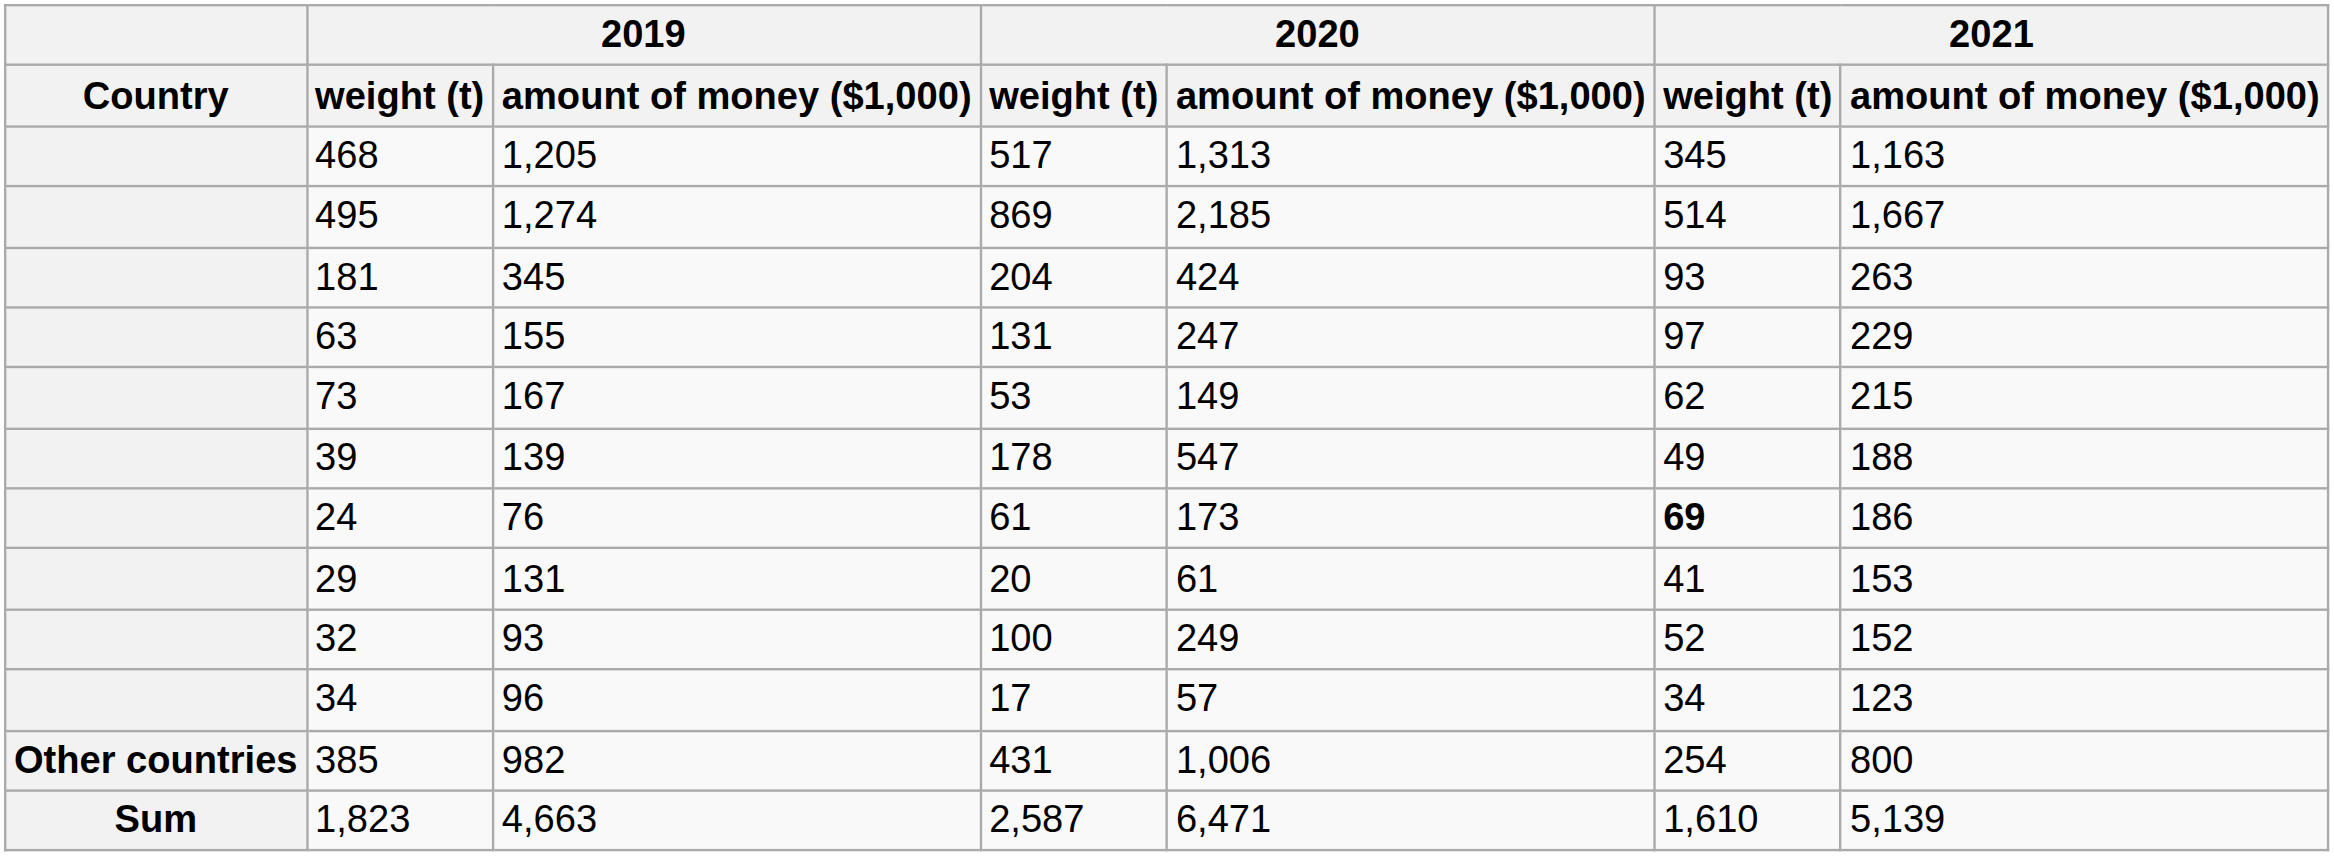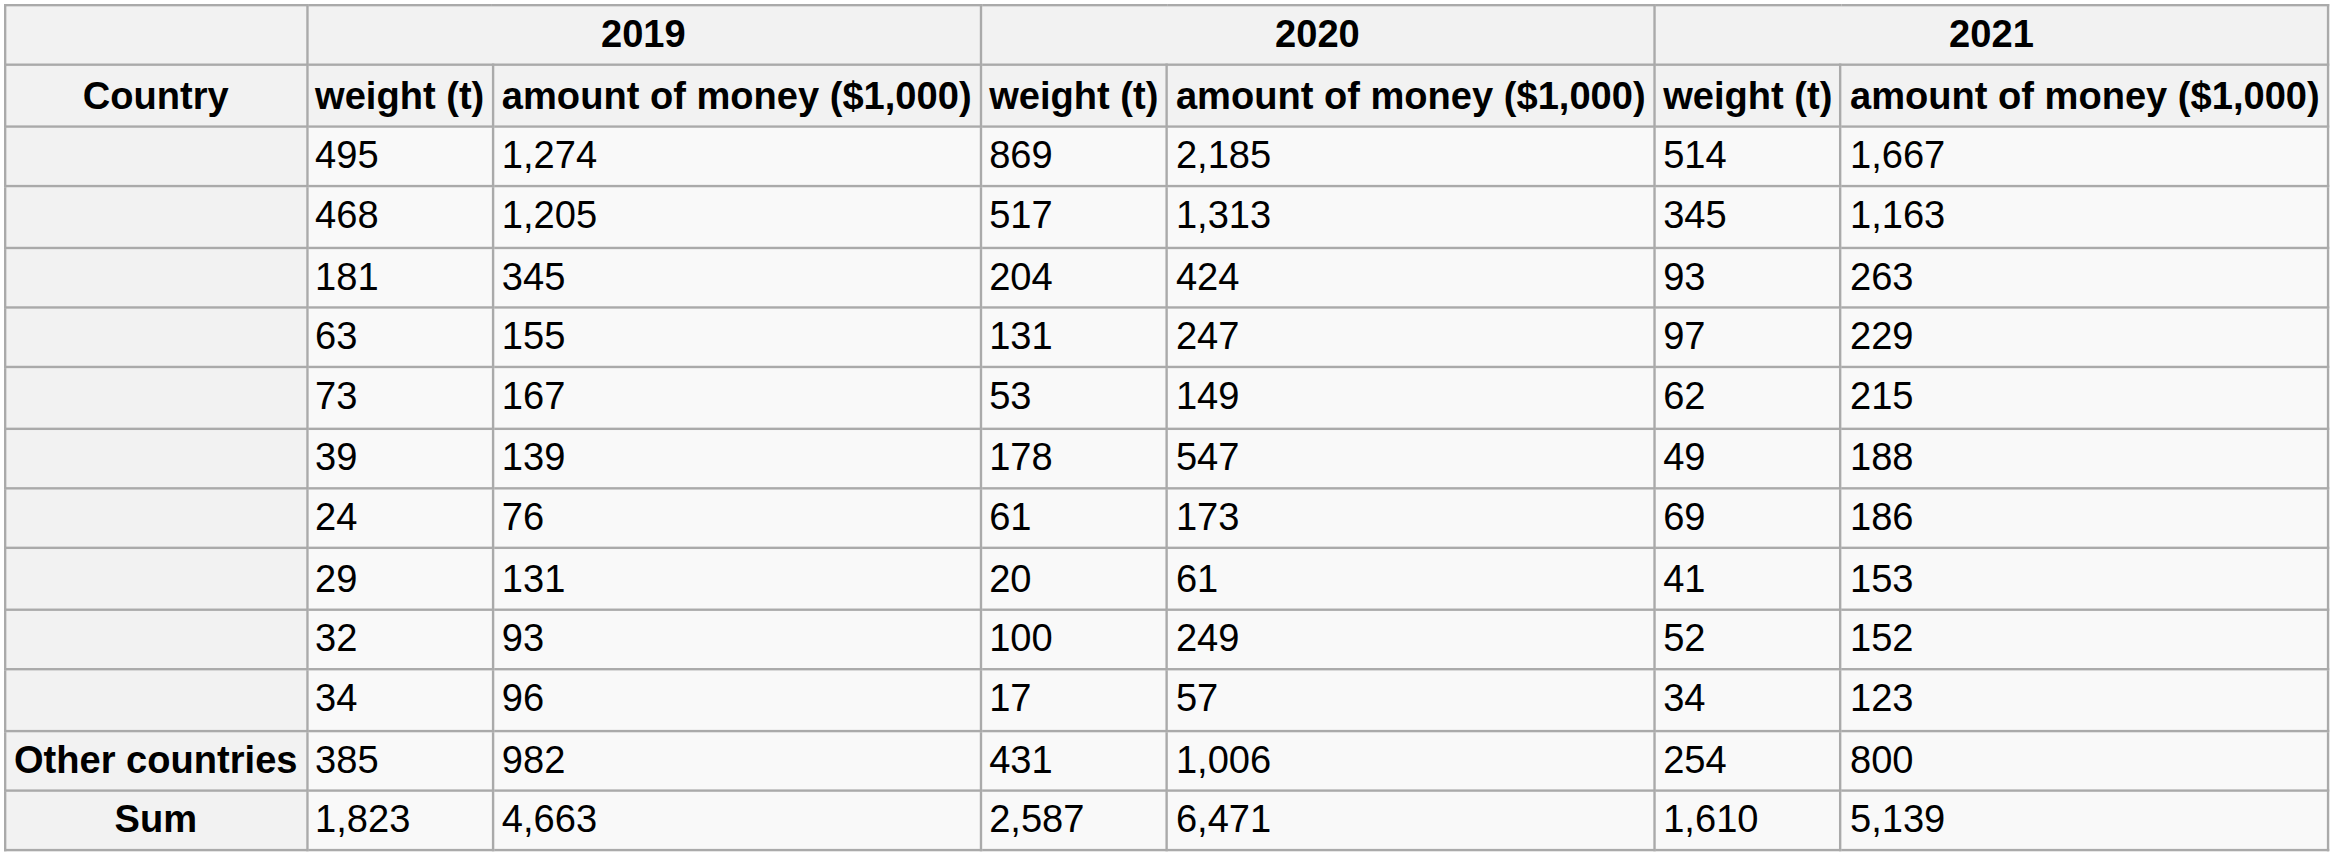rows swapped: (347, 215) <-> (347, 155)
(1684, 517) bold -> (1684, 517) normal
